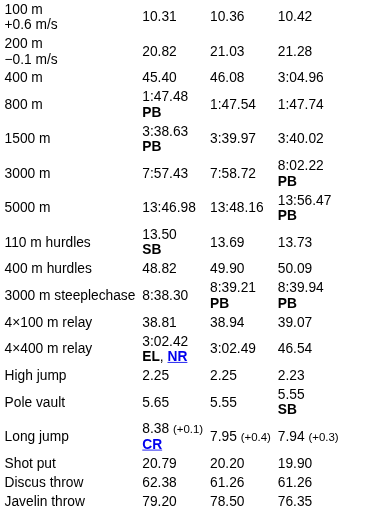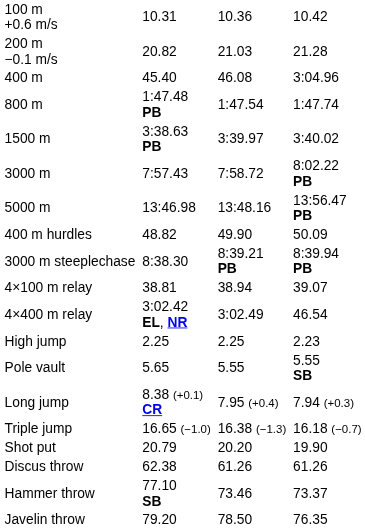- row: (48, 242)
+ row: (38, 429)
+ row: (50, 493)
